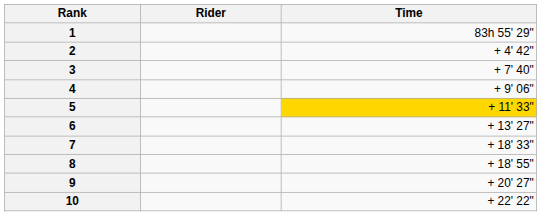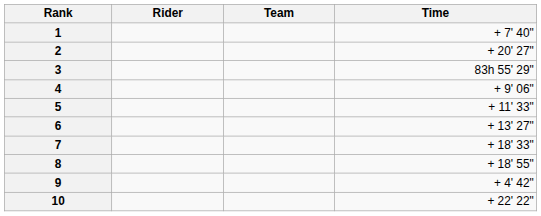+ column: (279, 13)
(504, 32) 83h 55' 29" -> (514, 32) + 7' 40"
(514, 51) + 4' 42" -> (511, 51) + 20' 27"
(514, 70) + 7' 40" -> (504, 70) 83h 55' 29"
(511, 107) gold background -> (511, 107) no background
(511, 182) + 20' 27" -> (514, 182) + 4' 42"
